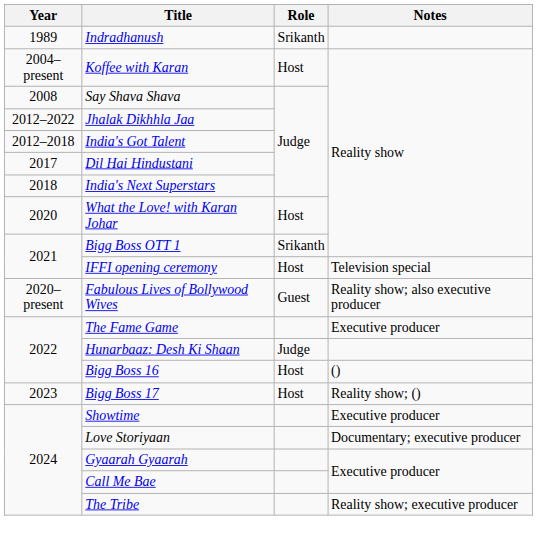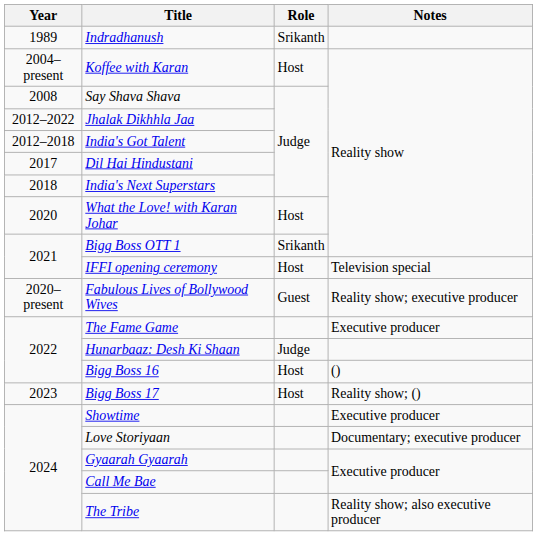(411, 297) Reality show; also executive producer -> (424, 297) Reality show; executive producer
(424, 504) Reality show; executive producer -> (411, 511) Reality show; also executive producer
